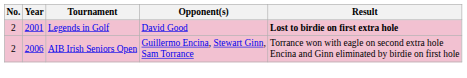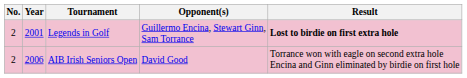(165, 27) David Good -> (204, 33) Guillermo Encina, Stewart Ginn, Sam Torrance
(204, 49) Guillermo Encina, Stewart Ginn, Sam Torrance -> (165, 60) David Good
